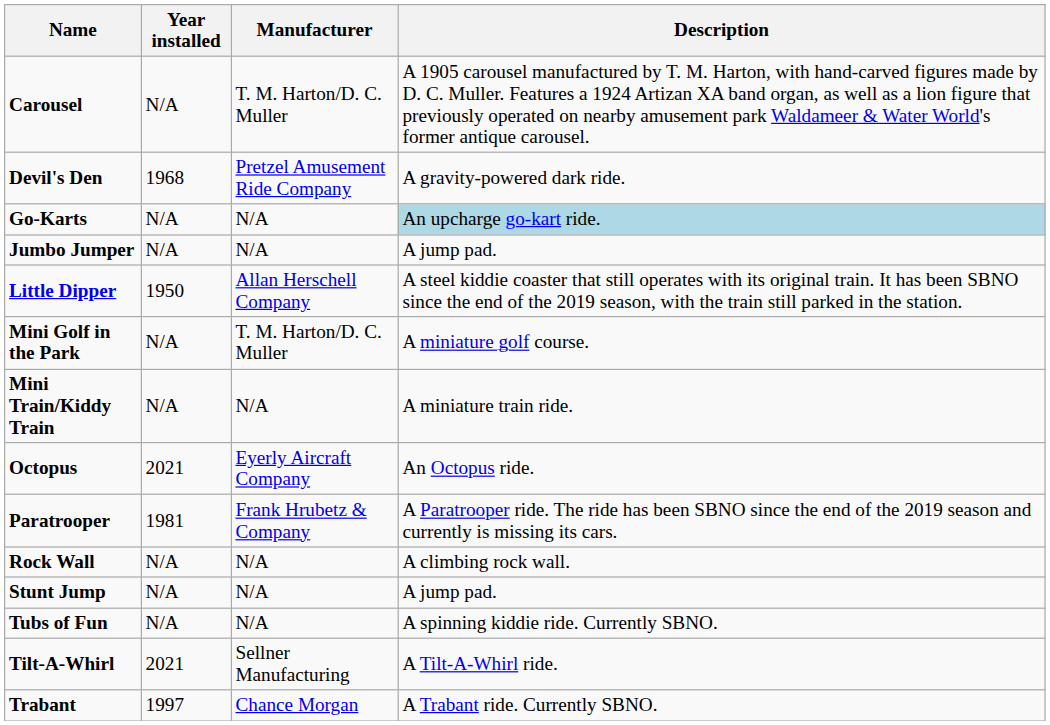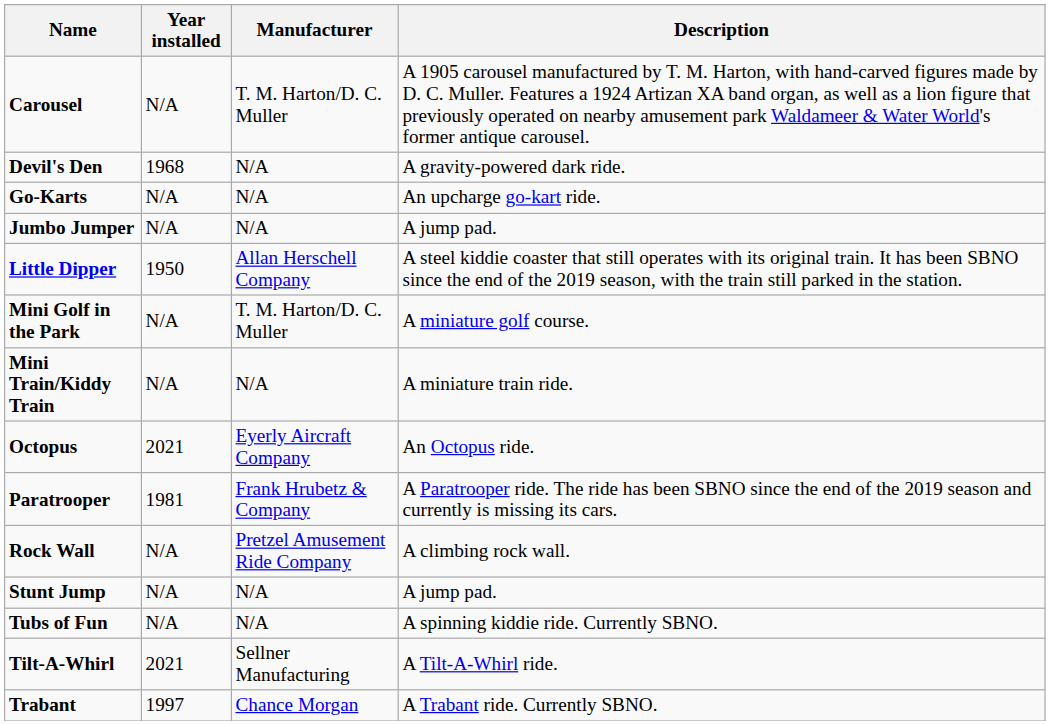(310, 177) Pretzel Amusement Ride Company -> (252, 167) N/A
(501, 219) lightblue background -> (501, 197) no background
(252, 561) N/A -> (310, 551) Pretzel Amusement Ride Company
